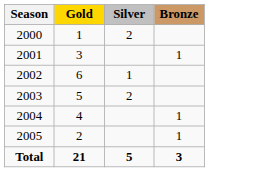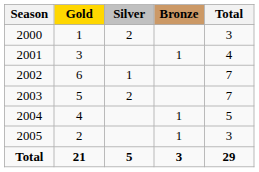+ column: (229, 14)
